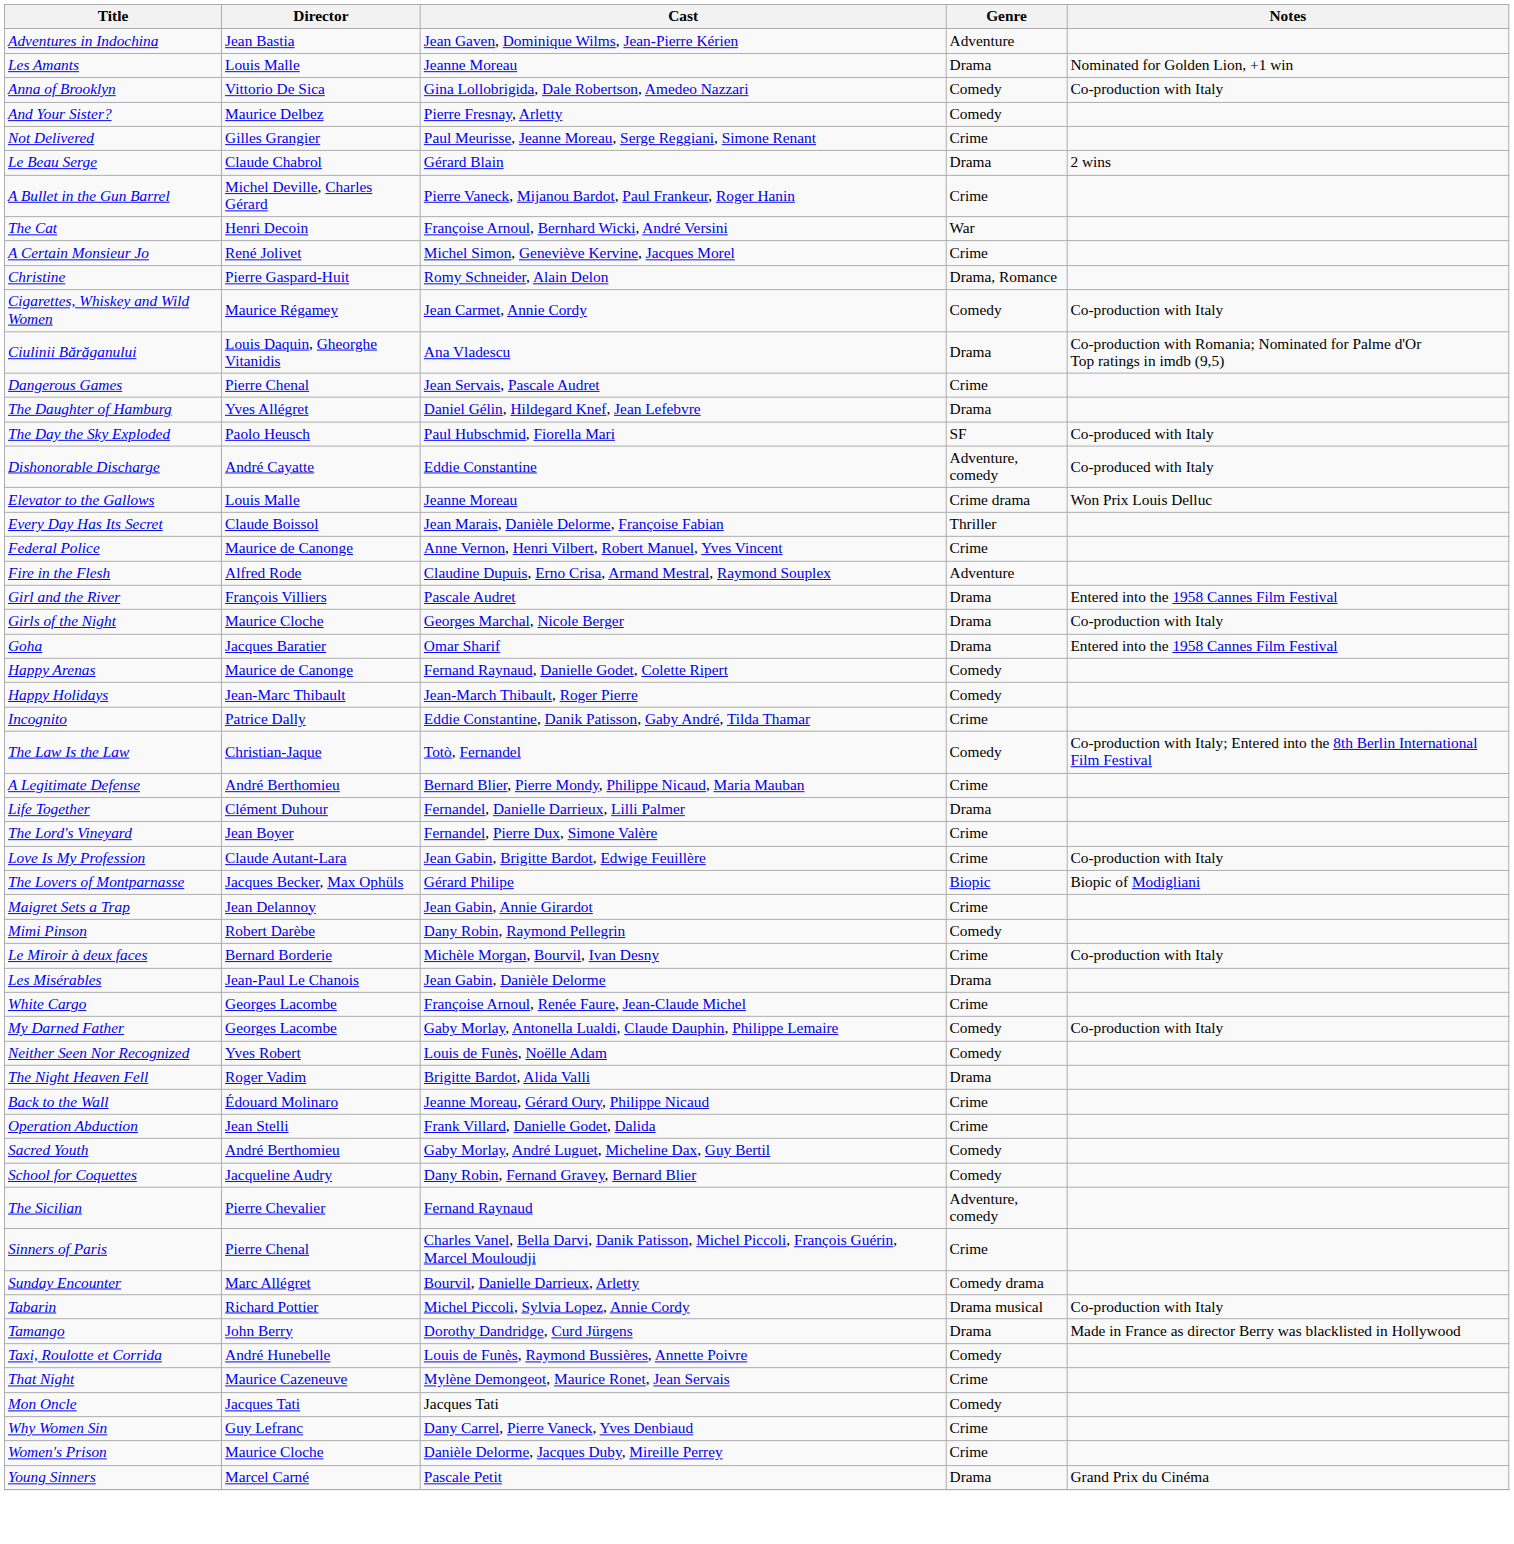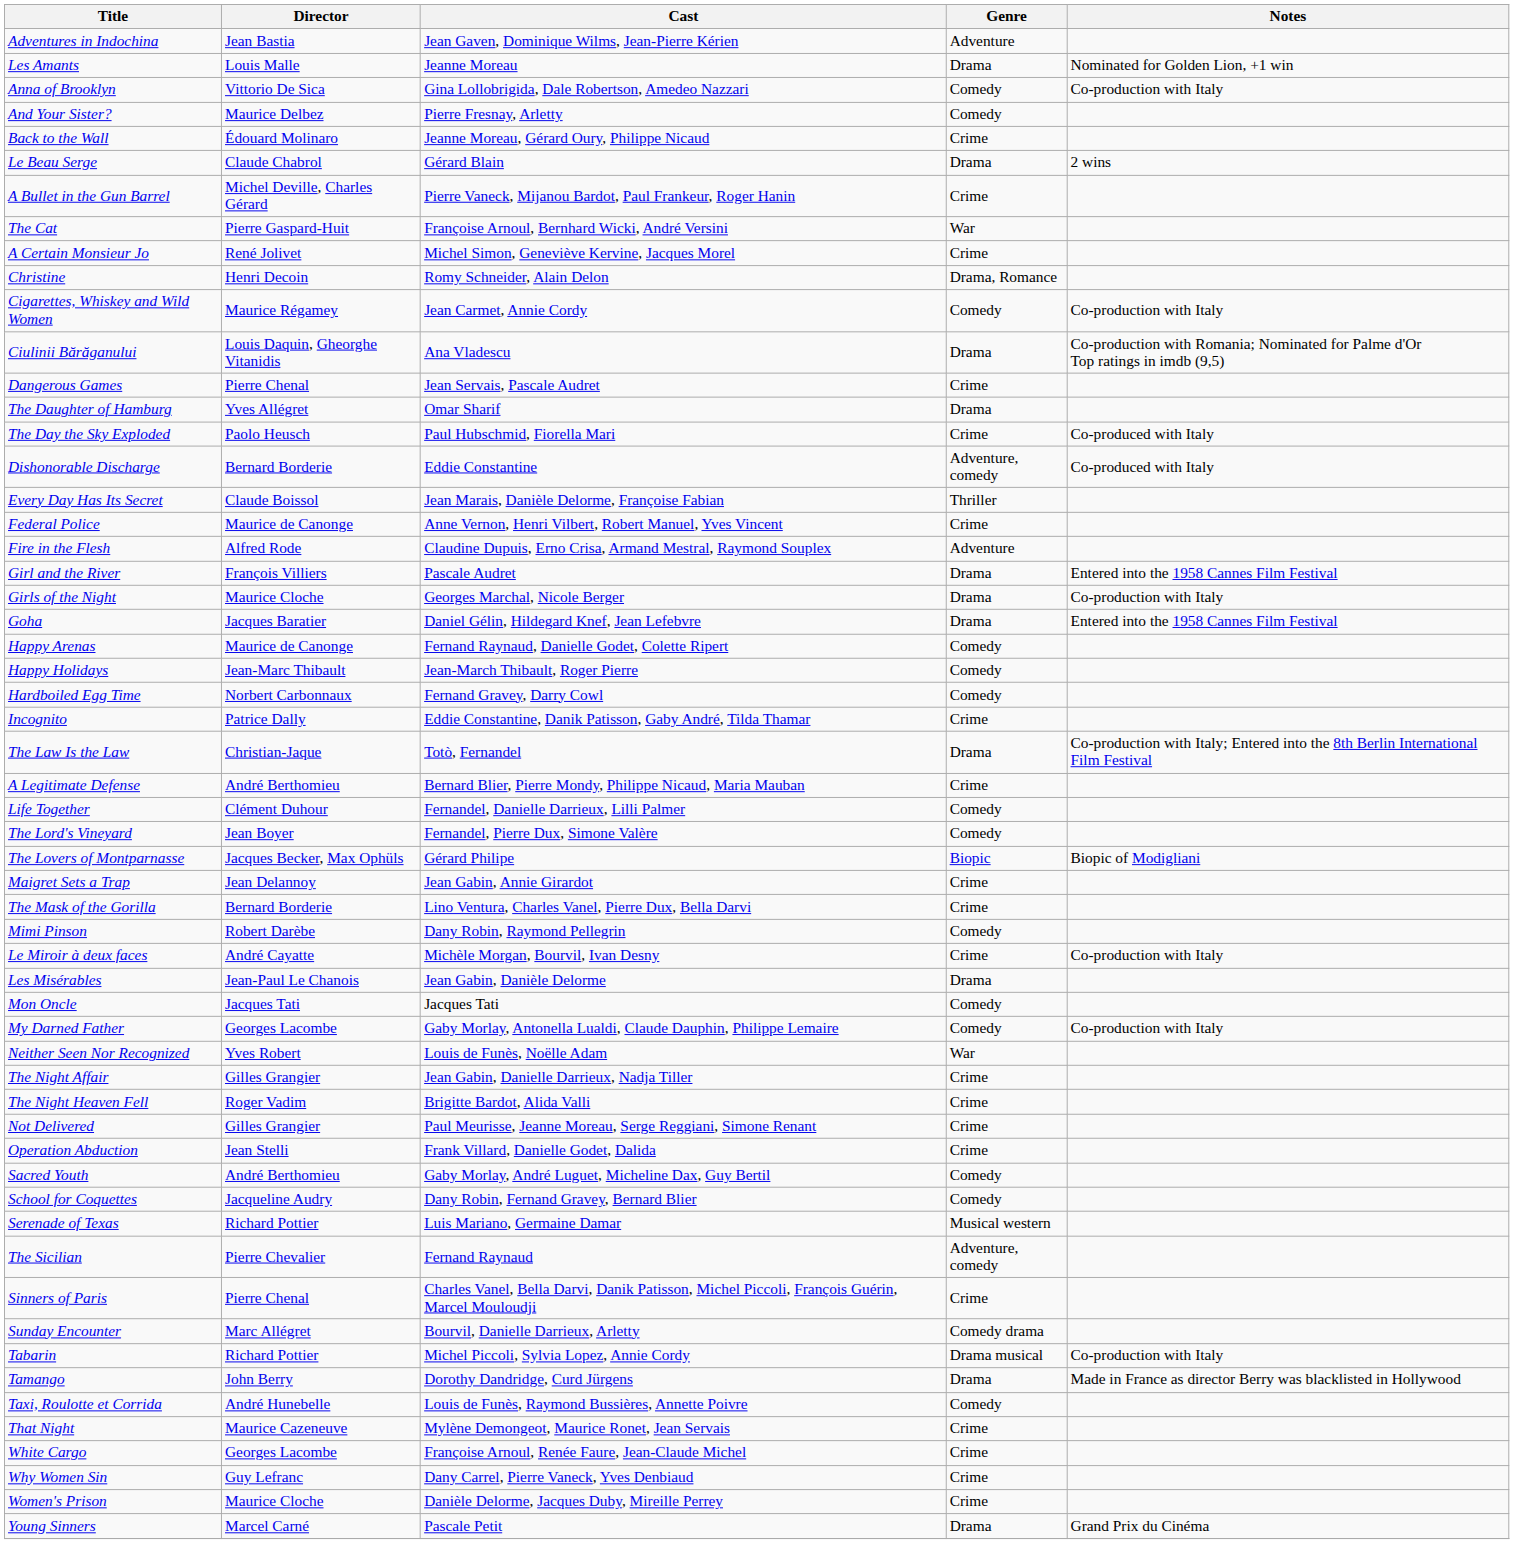rows swapped: (58, 1101) <-> (51, 138)
(267, 228) Henri Decoin -> (287, 228) Pierre Gaspard-Huit
(287, 277) Pierre Gaspard-Huit -> (267, 277) Henri Decoin
(562, 409) Daniel Gélin, Hildegard Knef, Jean Lefebvre -> (462, 409) Omar Sharif
(958, 433) SF -> (969, 433) Crime
(270, 466) André Cayatte -> (279, 466) Bernard Borderie
- row: (81, 499)
(462, 646) Omar Sharif -> (563, 621) Daniel Gélin, Hildegard Knef, Jean Lefebvre
+ row: (74, 694)
(976, 752) Comedy -> (971, 752) Drama
(970, 809) Drama -> (976, 809) Comedy
(969, 833) Crime -> (976, 833) Comedy
- row: (77, 858)
+ row: (82, 906)
(279, 955) Bernard Borderie -> (270, 955) André Cayatte
rows swapped: (42, 1404) <-> (47, 1004)
(976, 1053) Comedy -> (962, 1053) War
+ row: (58, 1077)
(970, 1077) Drama -> (969, 1101) Crime
+ row: (63, 1223)
